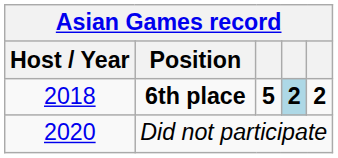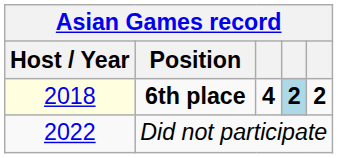(70, 96) no background -> (70, 96) lightyellow background
(269, 96) 5 -> (269, 96) 4
(70, 133) 2020 -> (70, 133) 2022
